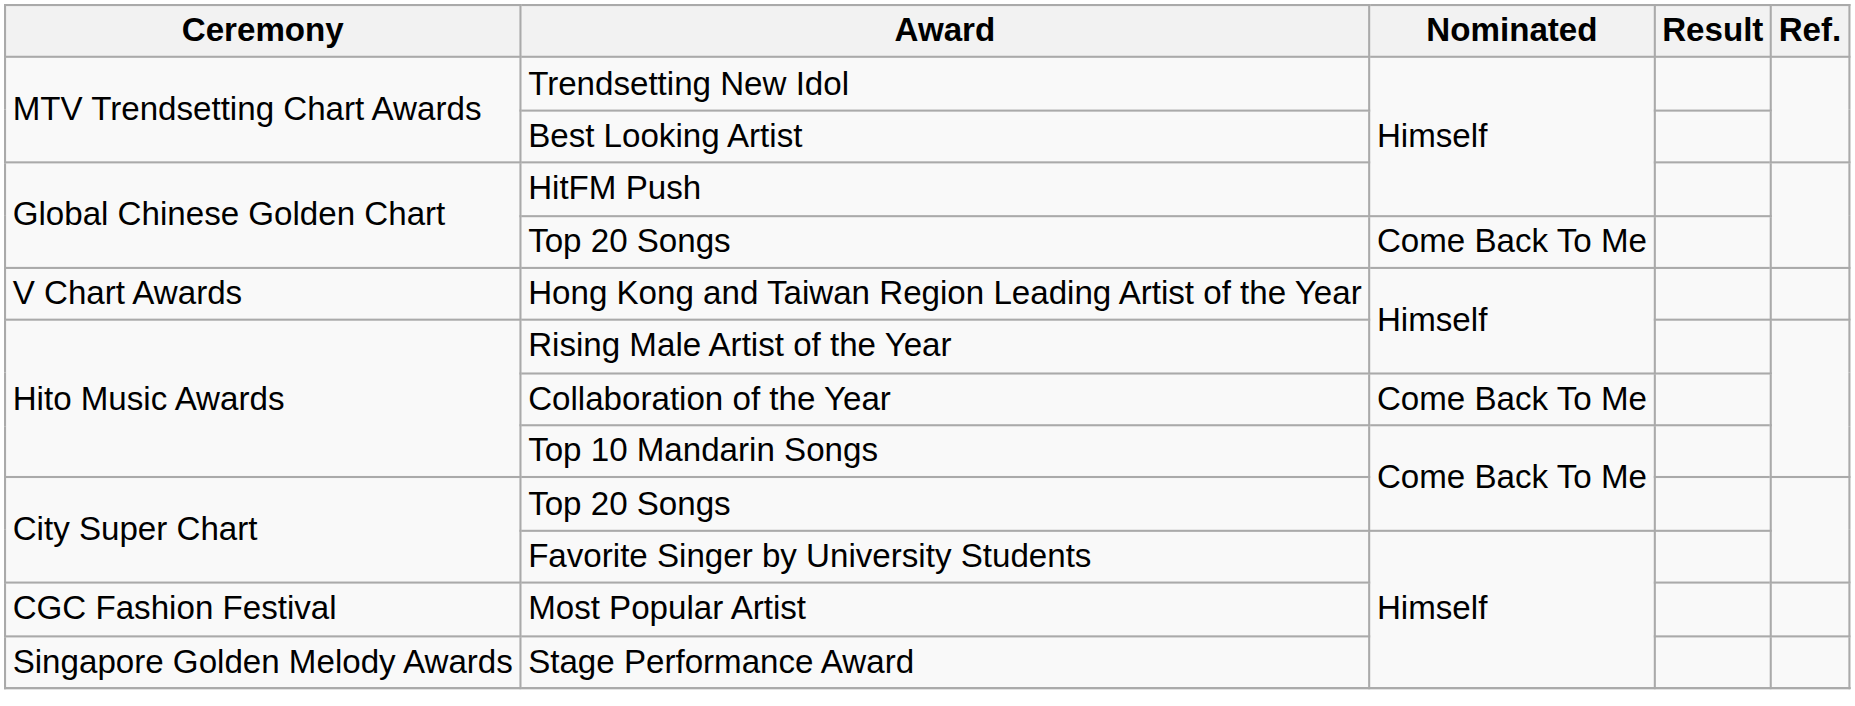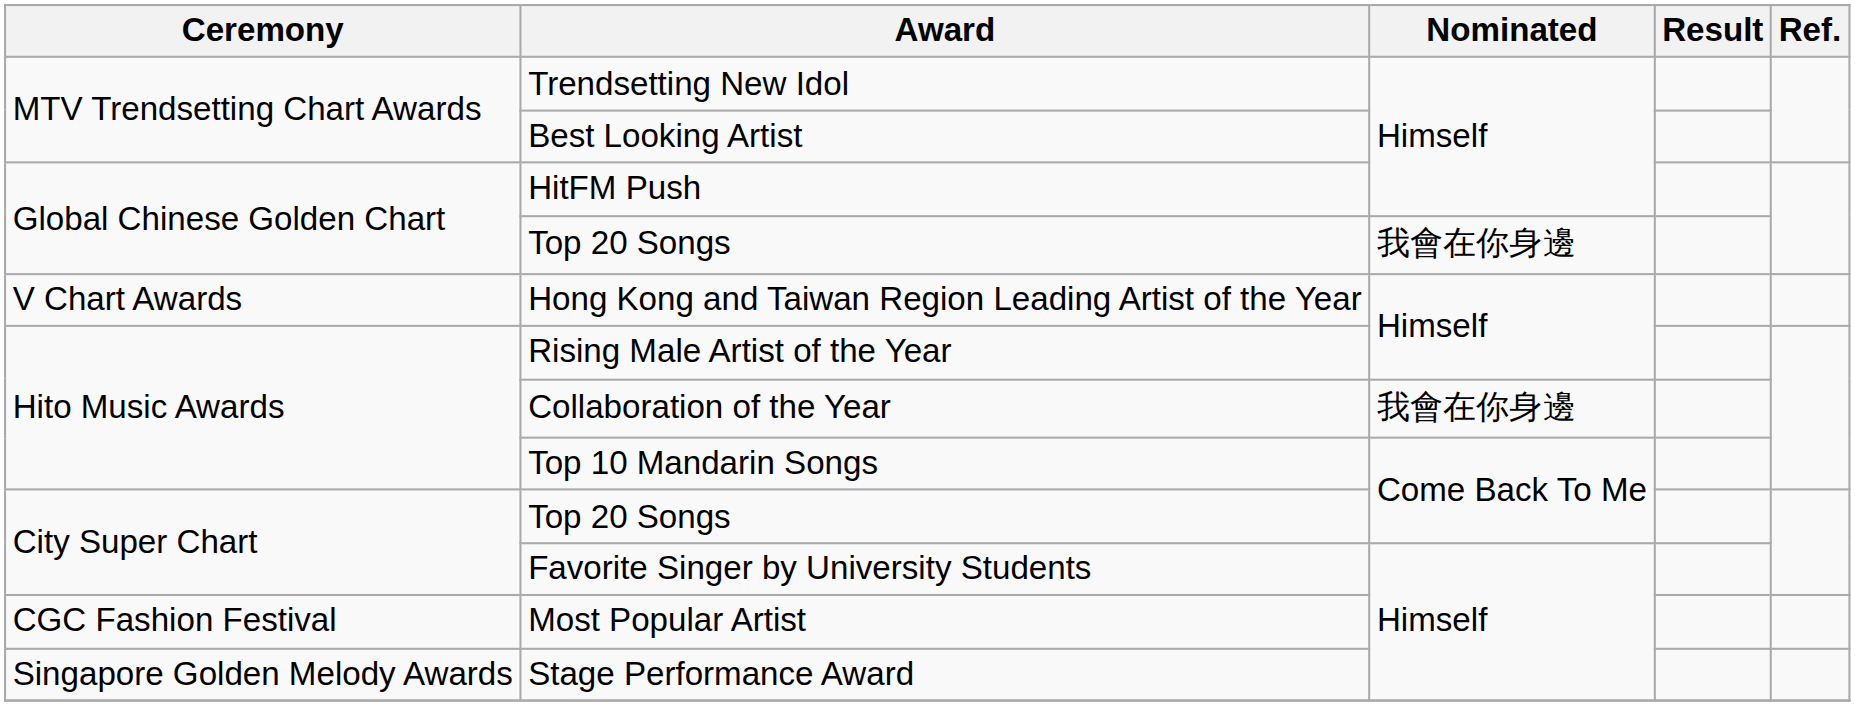(1512, 240) Come Back To Me -> (1476, 242) 我會在你身邊
(1512, 398) Come Back To Me -> (1476, 406) 我會在你身邊
